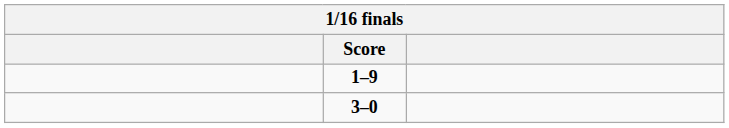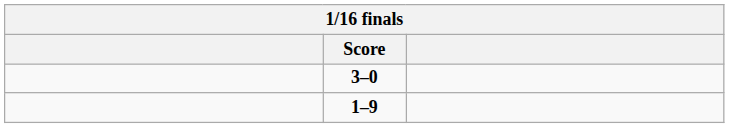rows swapped: (364, 78) <-> (364, 107)
